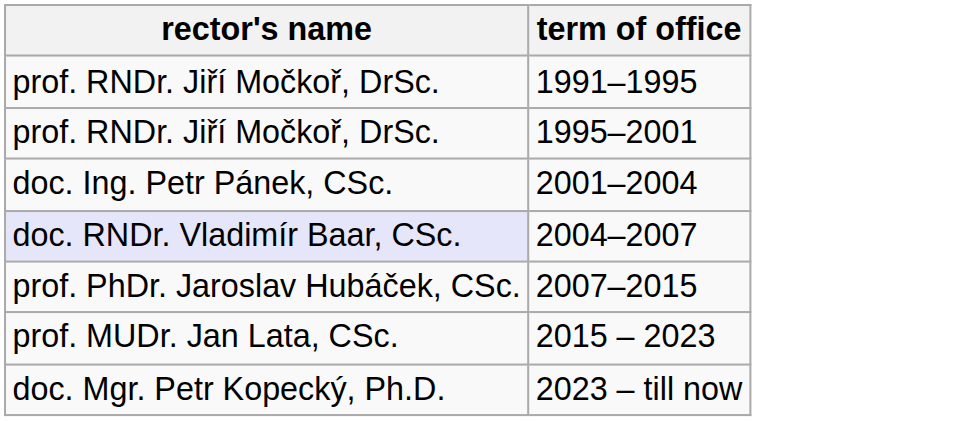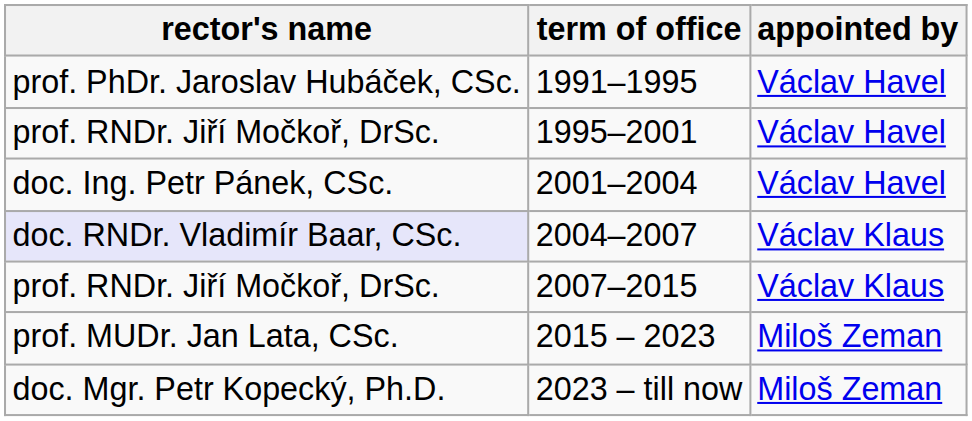+ column: (858, 30)
(226, 81) prof. RNDr. Jiří Močkoř, DrSc. -> (267, 81) prof. PhDr. Jaroslav Hubáček, CSc.
(267, 286) prof. PhDr. Jaroslav Hubáček, CSc. -> (226, 286) prof. RNDr. Jiří Močkoř, DrSc.
